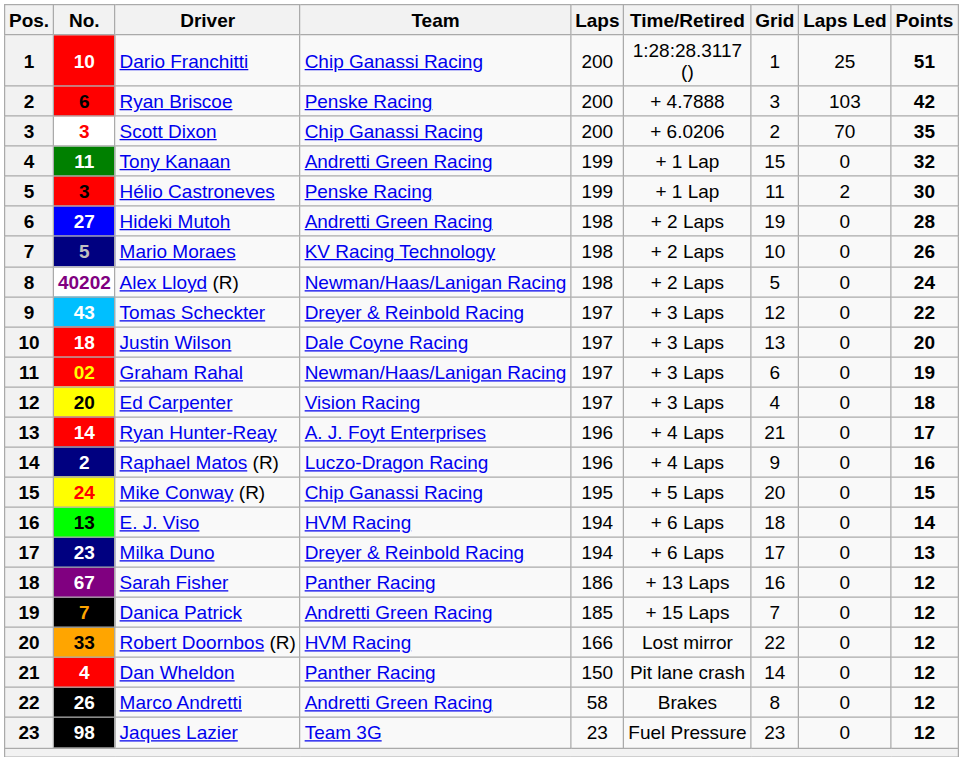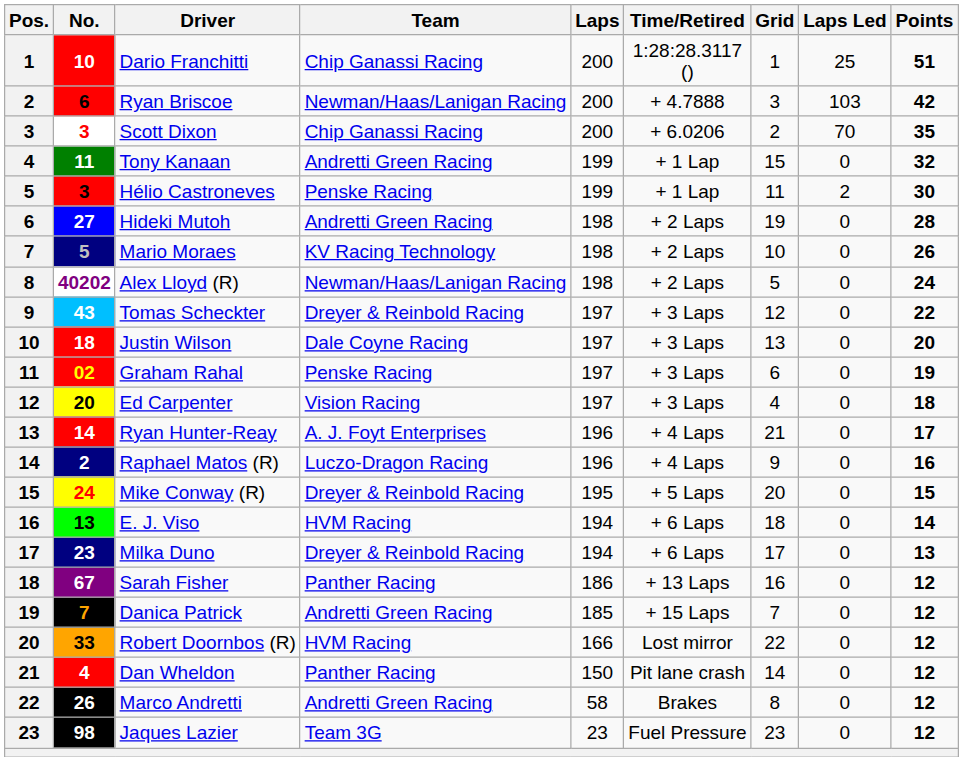(368, 101) Penske Racing -> (436, 101) Newman/Haas/Lanigan Racing
(436, 372) Newman/Haas/Lanigan Racing -> (368, 372) Penske Racing
(394, 492) Chip Ganassi Racing -> (414, 492) Dreyer & Reinbold Racing
